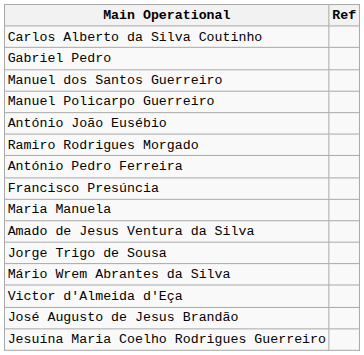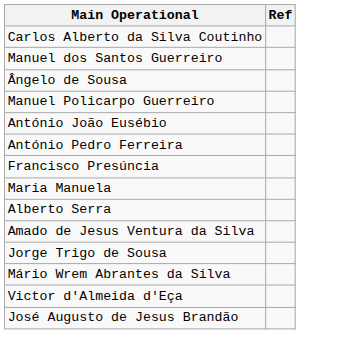- row: (59, 59)
+ row: (67, 80)
- row: (103, 145)
+ row: (59, 210)
- row: (167, 339)
